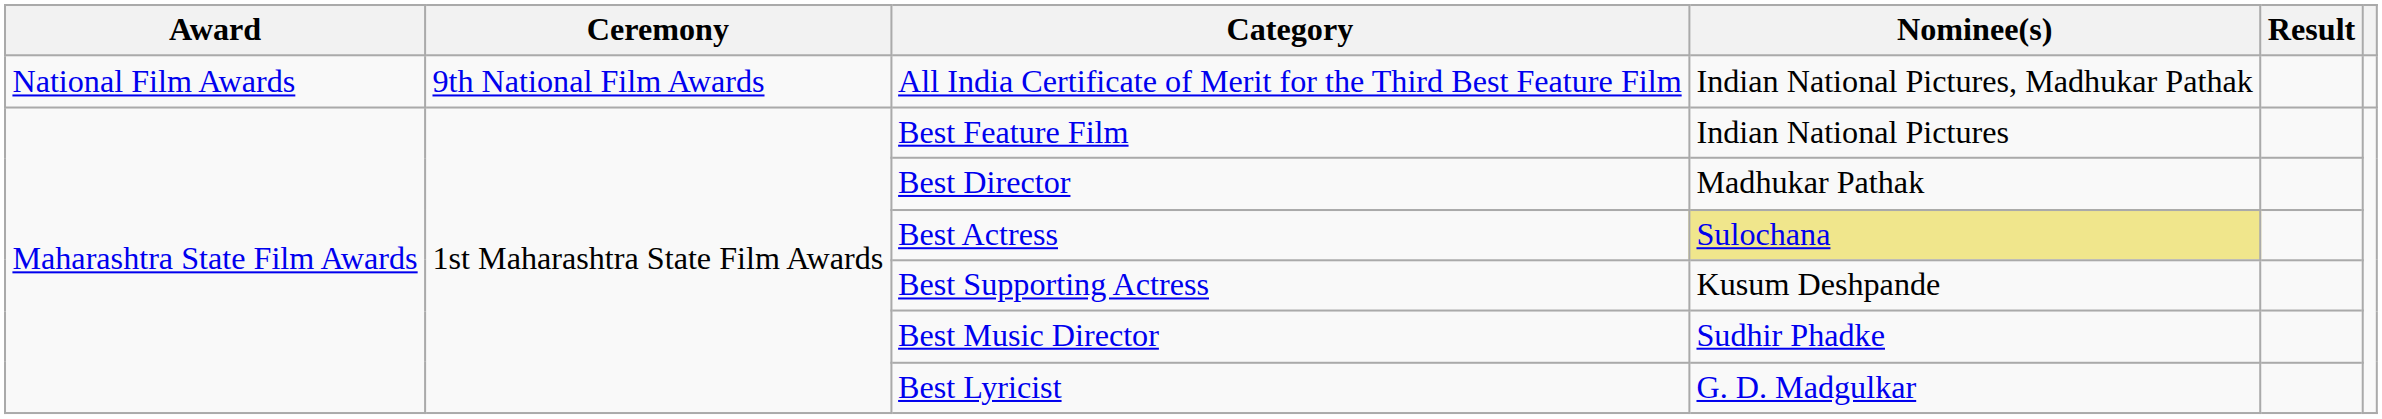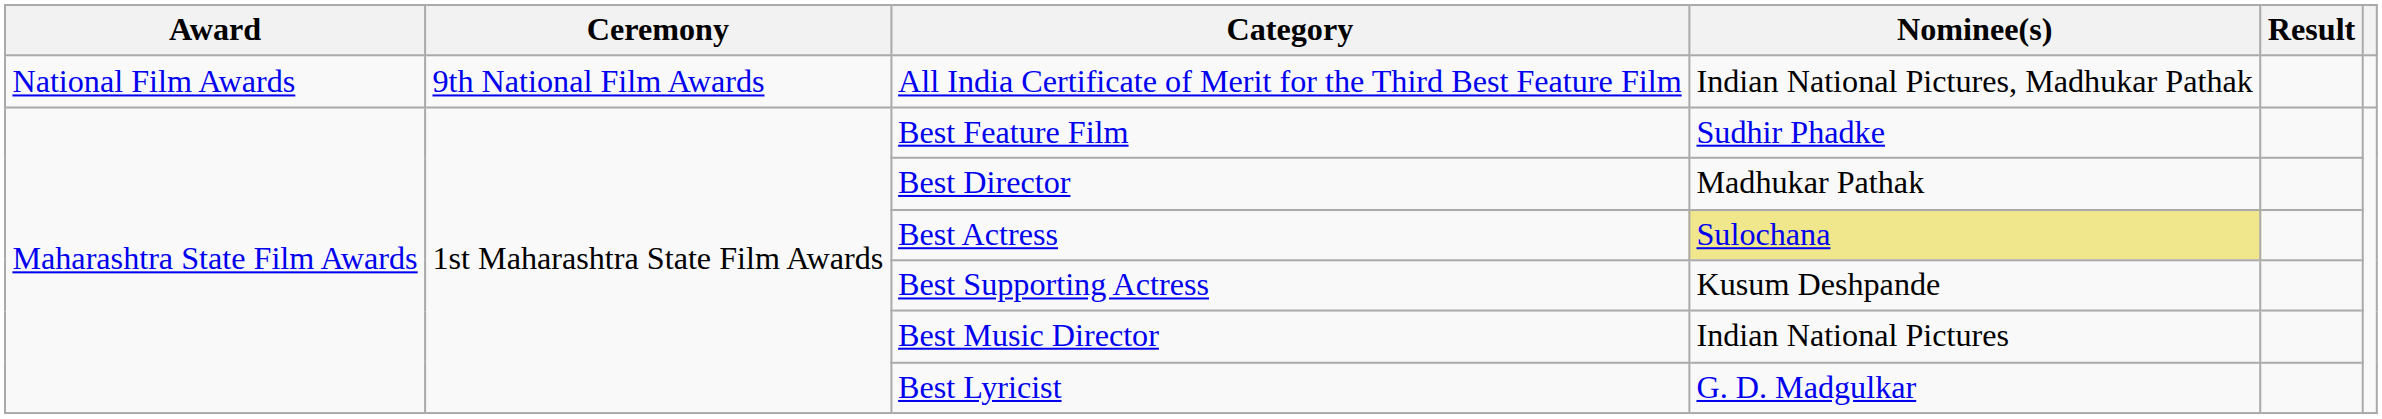(1853, 132) Indian National Pictures -> (1791, 132) Sudhir Phadke
(1791, 336) Sudhir Phadke -> (1853, 336) Indian National Pictures
